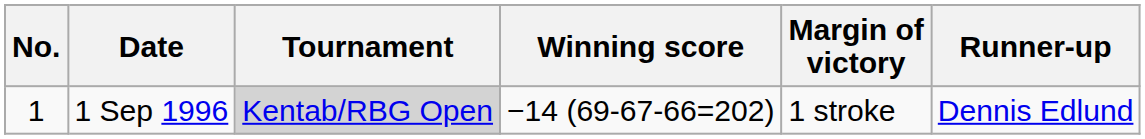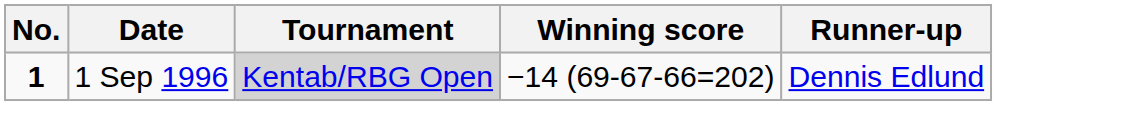- column: (856, 46)
(36, 110) normal -> (36, 77) bold
